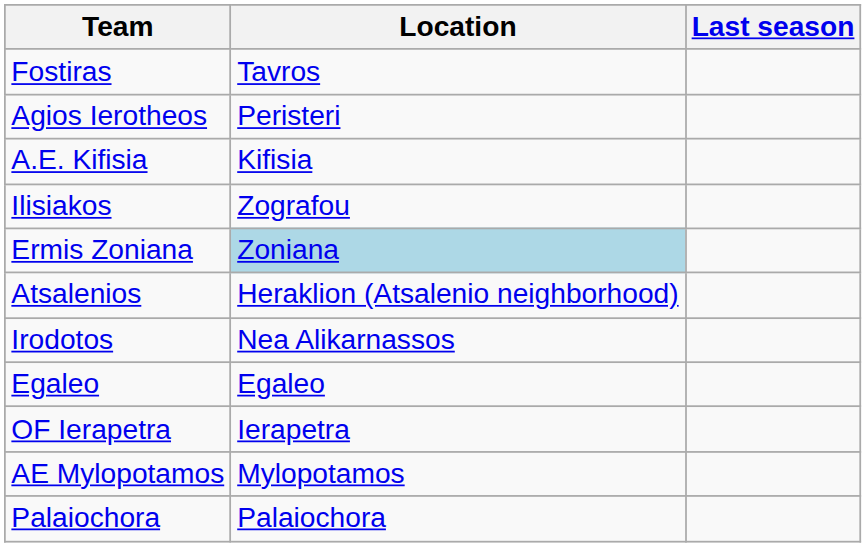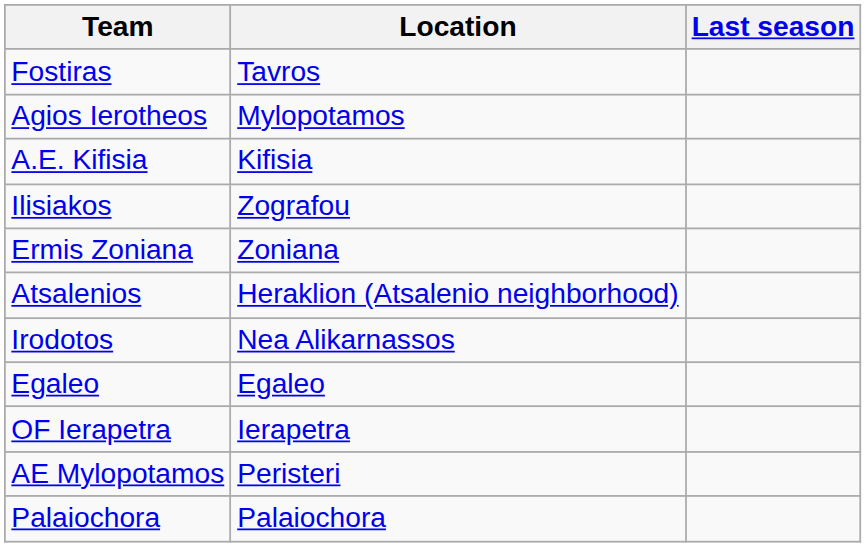(289, 116) Peristeri -> (321, 116) Mylopotamos
(288, 250) lightblue background -> (288, 250) no background
(321, 473) Mylopotamos -> (289, 473) Peristeri
